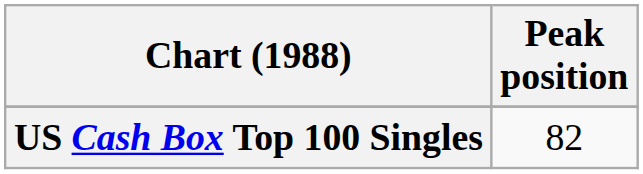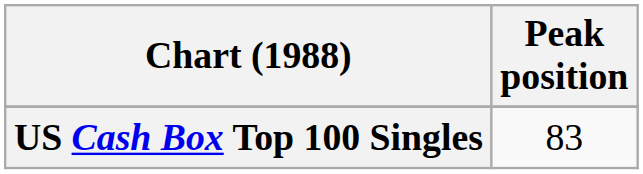(564, 136) 82 -> (564, 136) 83
